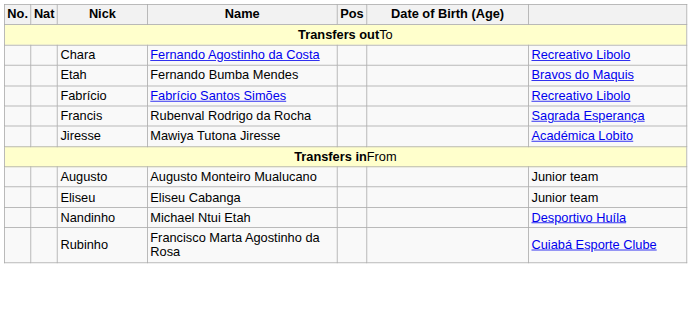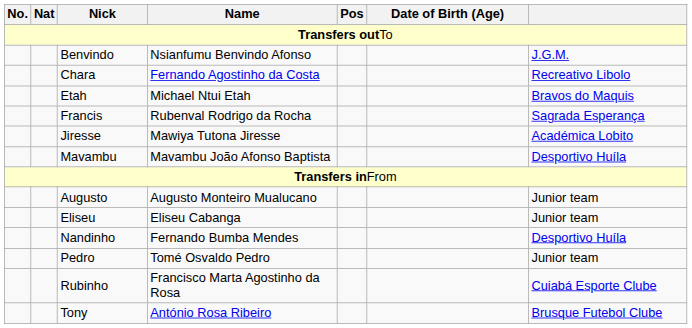+ row: (87, 55)
(224, 75) Fernando Bumba Mendes -> (200, 95) Michael Ntui Etah
- row: (84, 95)
+ row: (88, 156)
(200, 217) Michael Ntui Etah -> (224, 237) Fernando Bumba Mendes
+ row: (77, 258)
+ row: (74, 313)
